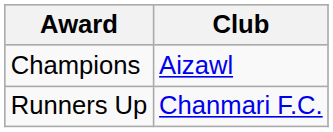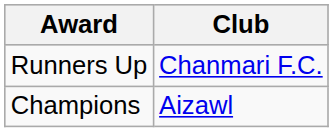rows swapped: (75, 65) <-> (79, 106)
